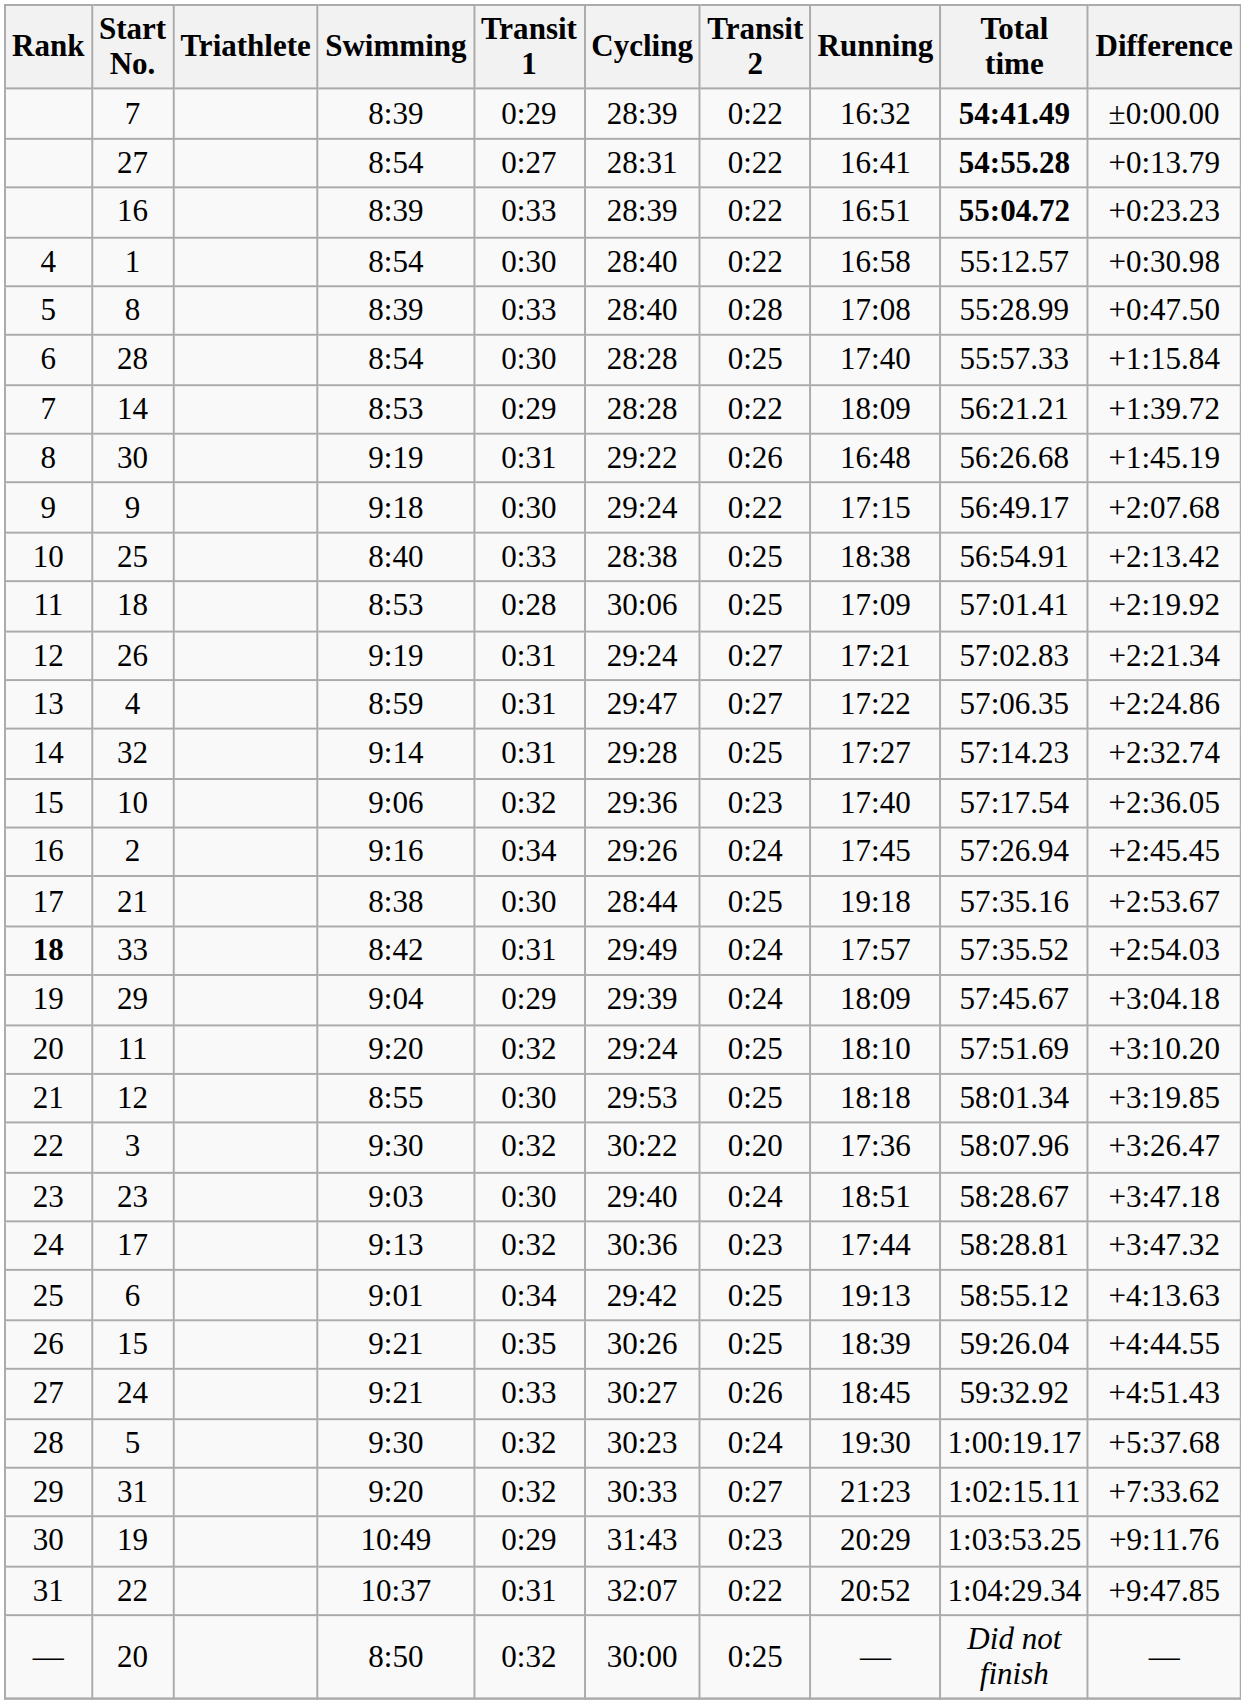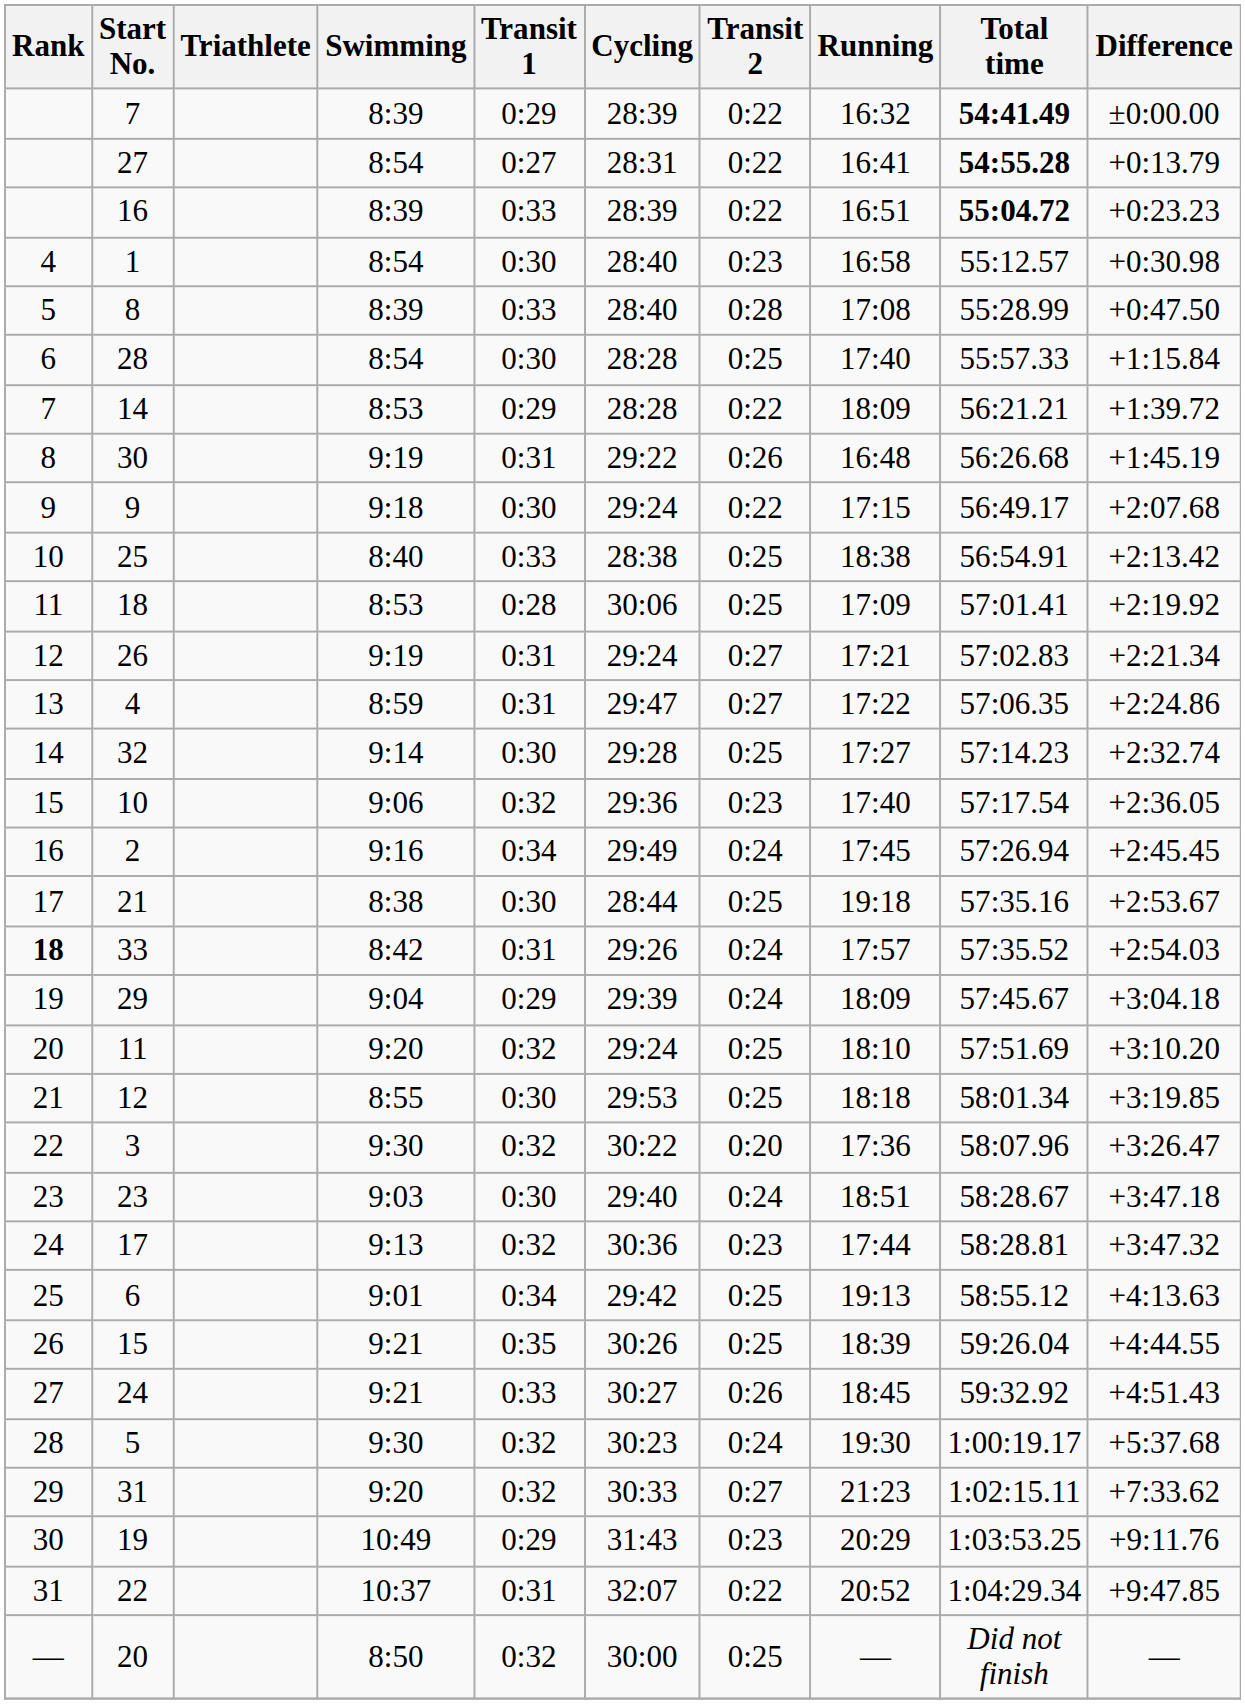(755, 260) 0:22 -> (755, 260) 0:23
(529, 753) 0:31 -> (529, 753) 0:30
(642, 851) 29:26 -> (642, 851) 29:49
(642, 950) 29:49 -> (642, 950) 29:26
